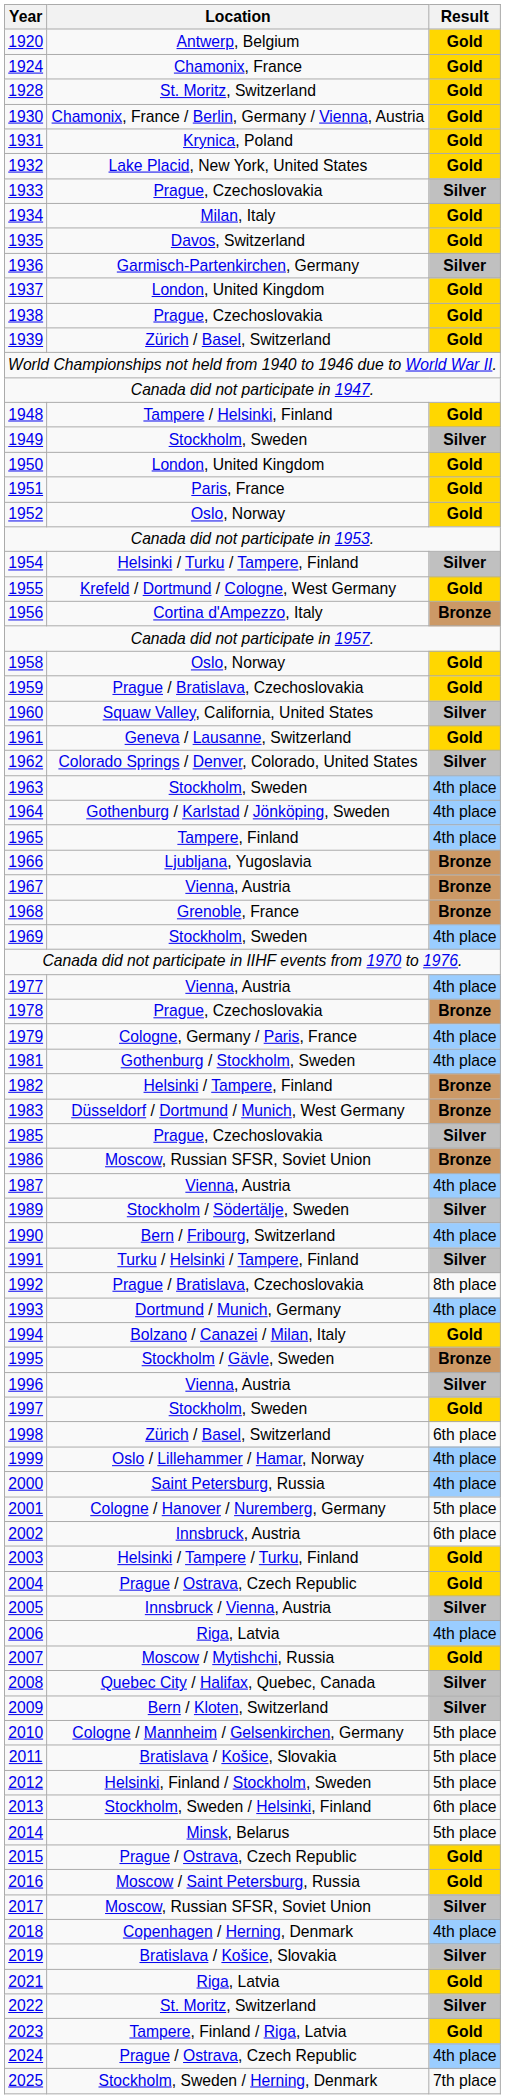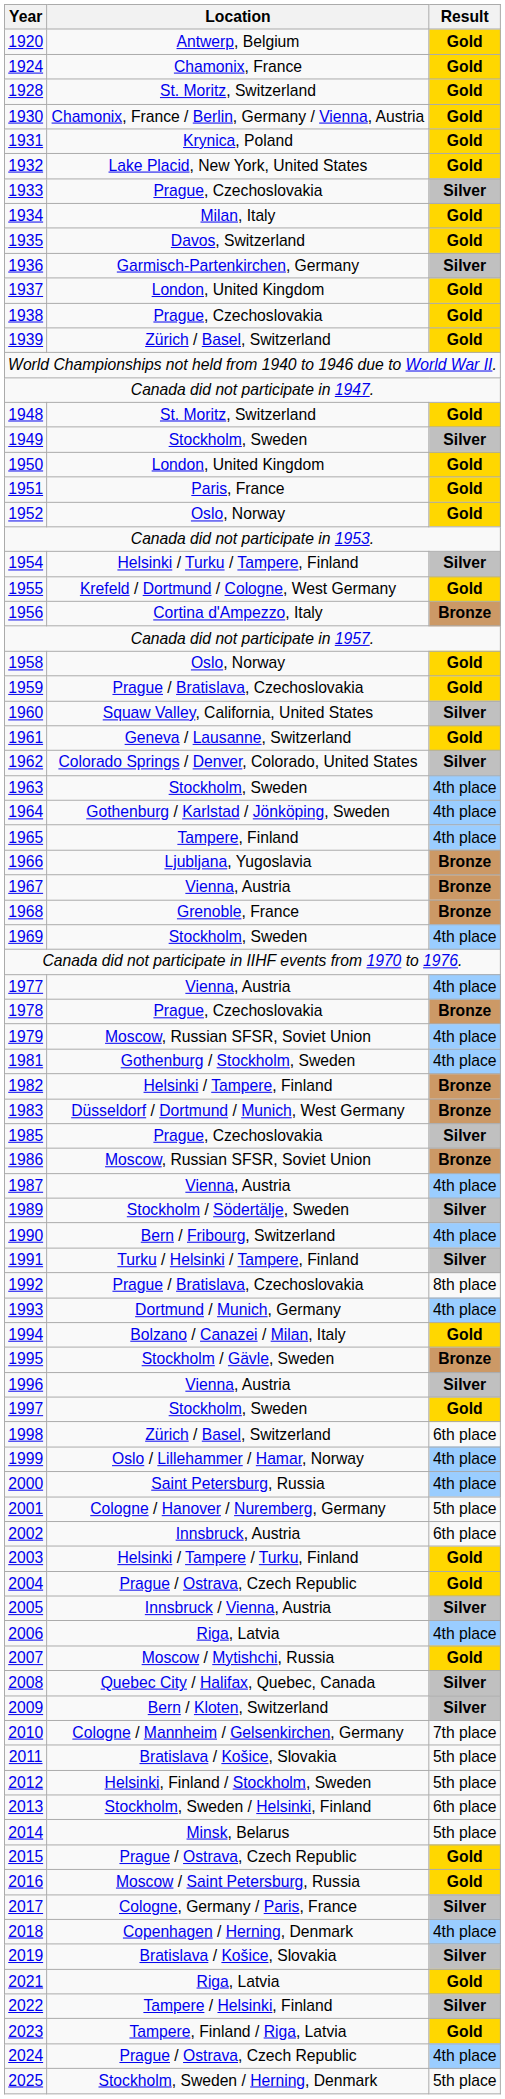(238, 414) Tampere / Helsinki, Finland -> (238, 414) St. Moritz, Switzerland
(238, 1036) Cologne, Germany / Paris, France -> (238, 1036) Moscow, Russian SFSR, Soviet Union
(465, 1732) 5th place -> (465, 1732) 7th place
(238, 1906) Moscow, Russian SFSR, Soviet Union -> (238, 1906) Cologne, Germany / Paris, France
(238, 2006) St. Moritz, Switzerland -> (238, 2006) Tampere / Helsinki, Finland
(465, 2080) 7th place -> (465, 2080) 5th place
